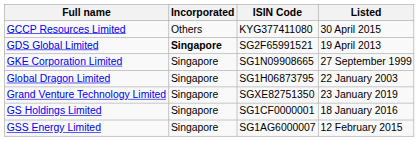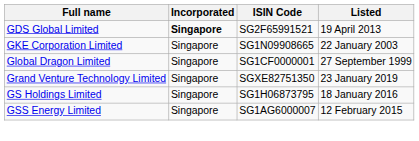- row: (66, 29)
(366, 62) 27 September 1999 -> (359, 45) 22 January 2003
(277, 78) SG1H06873795 -> (277, 62) SG1CF0000001
(359, 78) 22 January 2003 -> (366, 62) 27 September 1999
(277, 111) SG1CF0000001 -> (277, 95) SG1H06873795
